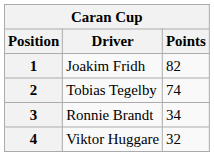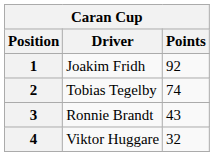(173, 66) 82 -> (173, 66) 92
(173, 115) 34 -> (173, 115) 43
